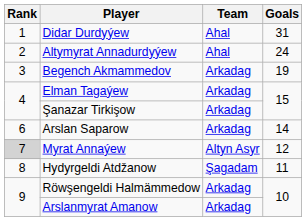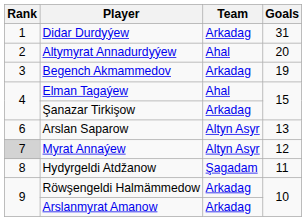(218, 33) Ahal -> (228, 33) Arkadag
(282, 52) 24 -> (282, 52) 20
(228, 91) Arkadag -> (218, 91) Ahal
(228, 129) Arkadag -> (233, 129) Altyn Asyr
(282, 129) 14 -> (282, 129) 13
